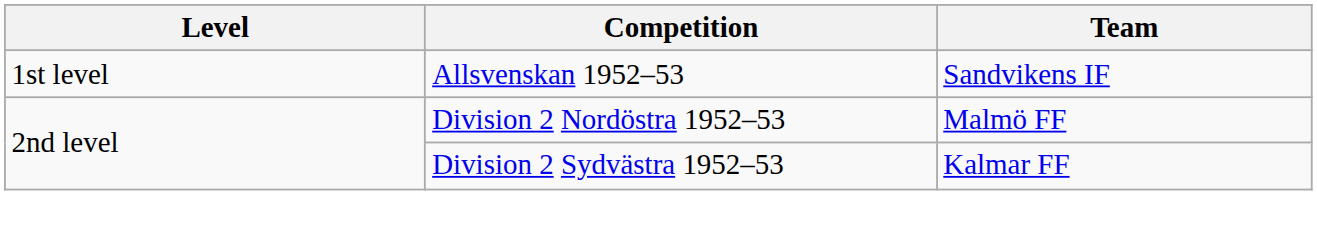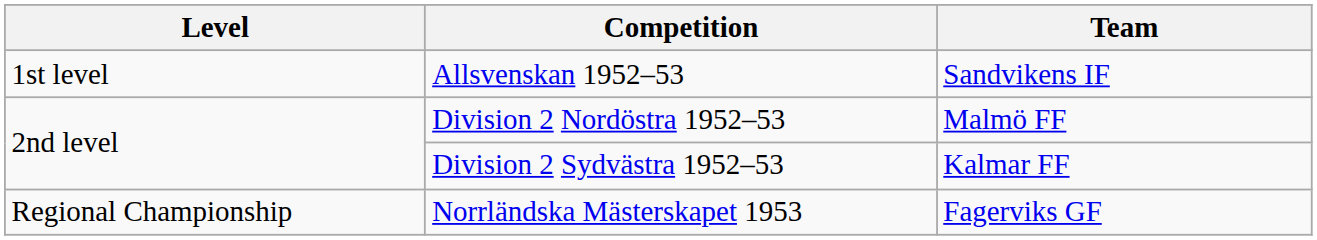+ row: (617, 211)
